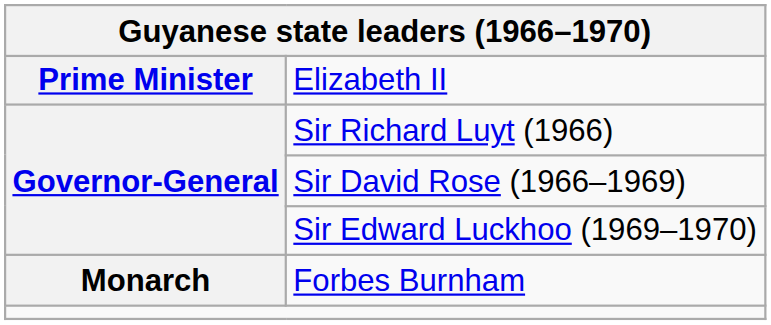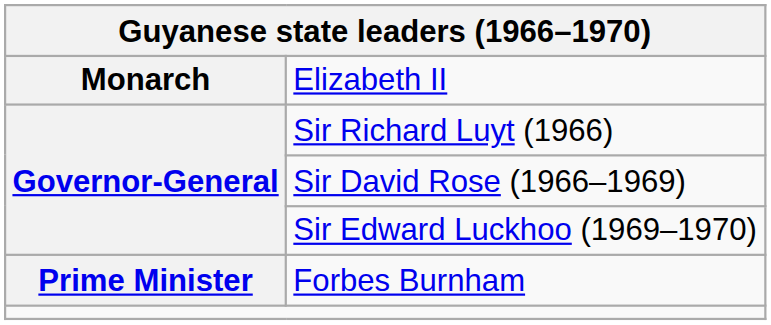(146, 80) Prime Minister -> (146, 80) Monarch
(146, 280) Monarch -> (146, 280) Prime Minister
